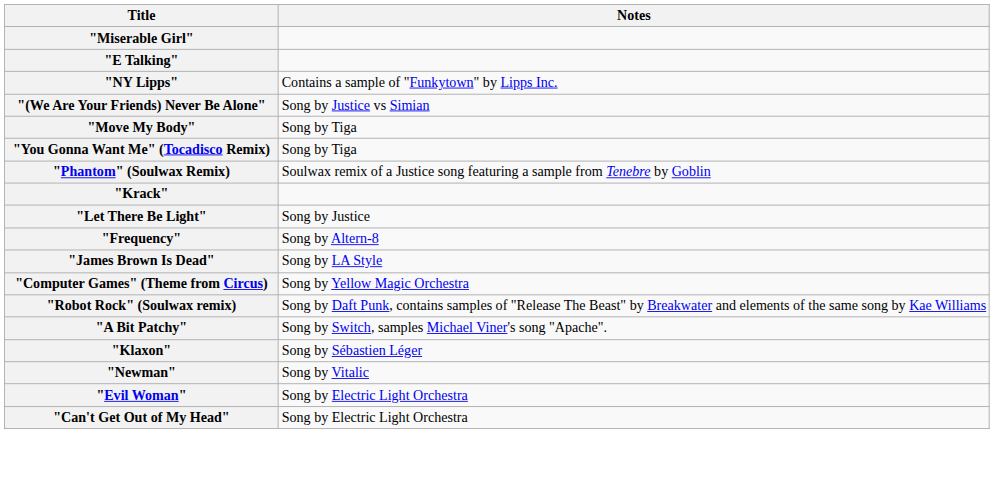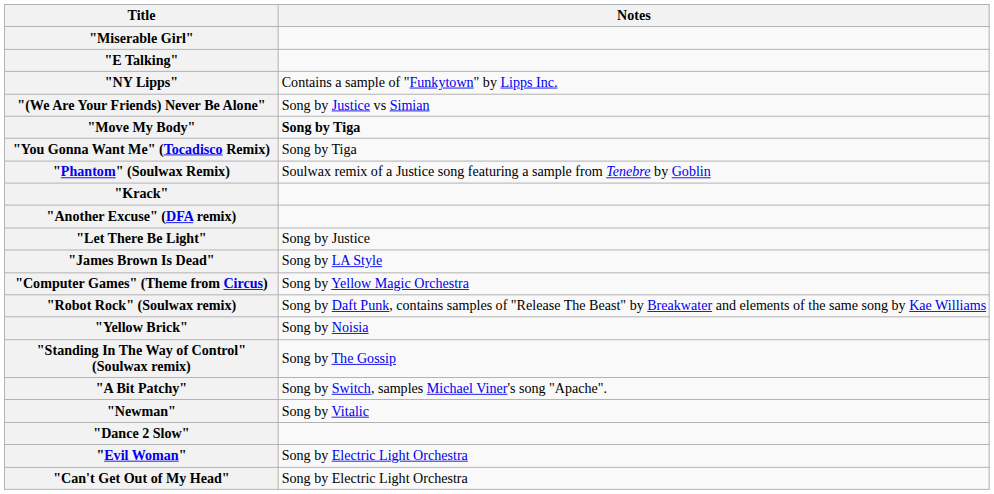(319, 127) normal -> (321, 127) bold
+ row: (141, 216)
- row: (141, 238)
+ row: (141, 328)
+ row: (141, 358)
- row: (141, 350)
+ row: (141, 433)
